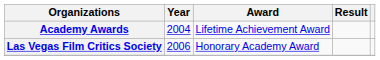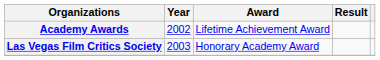(179, 30) 2004 -> (179, 30) 2002
(179, 47) 2006 -> (179, 47) 2003
